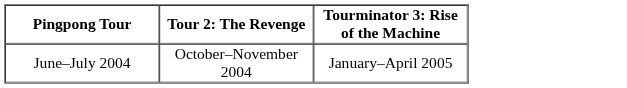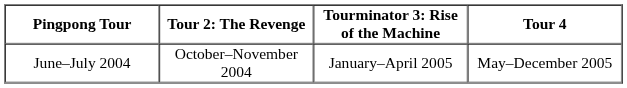+ column: (545, 24)
